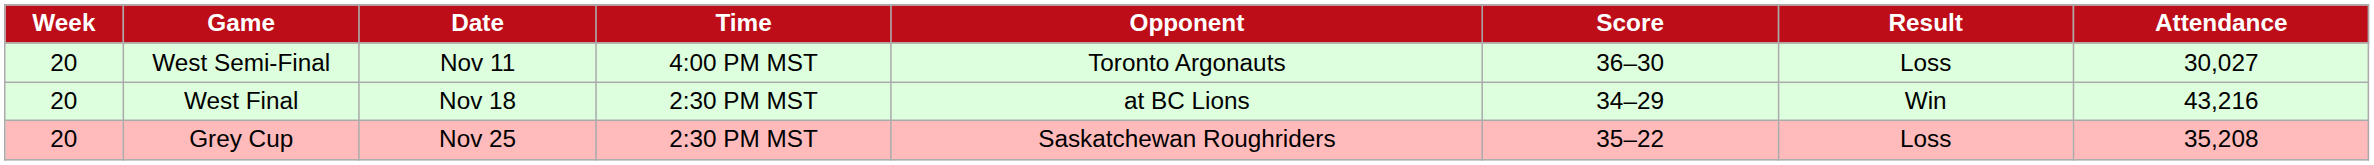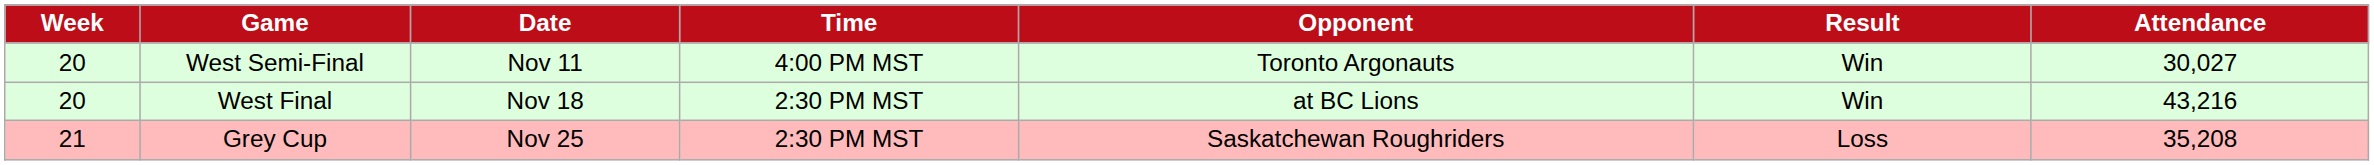- column: (1630, 23)
(1926, 62) Loss -> (1862, 62) Win
(64, 139) 20 -> (72, 139) 21
